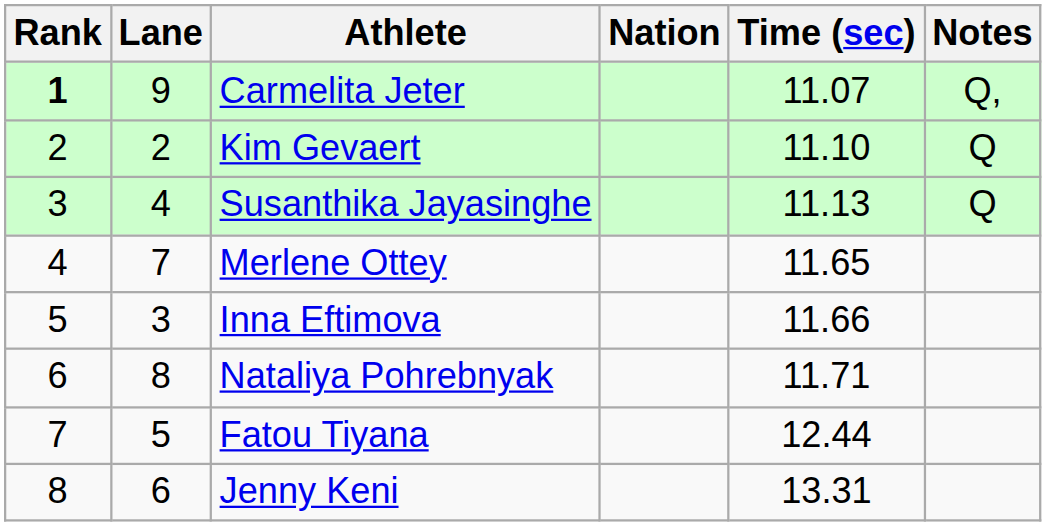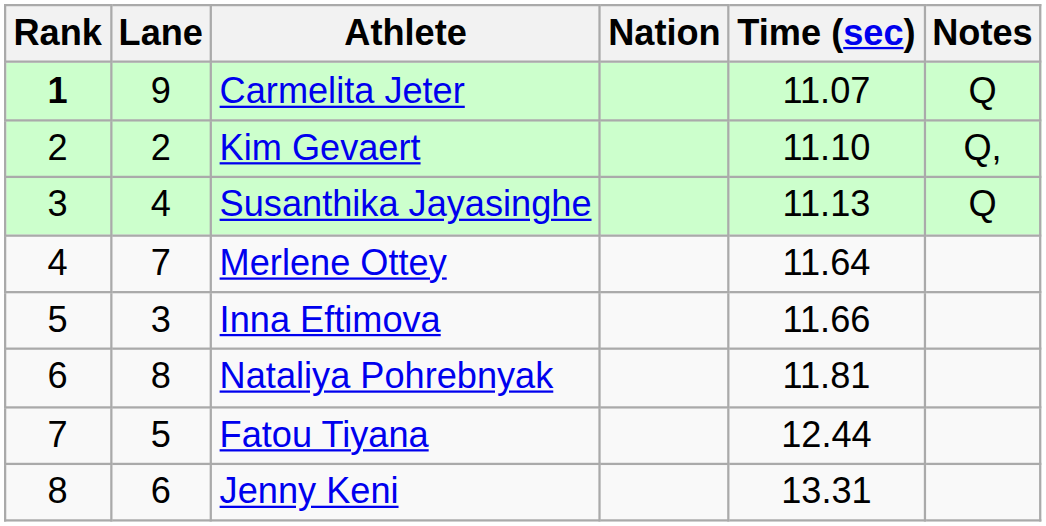(982, 90) Q, -> (982, 90) Q
(982, 147) Q -> (982, 147) Q,
(826, 262) 11.65 -> (826, 262) 11.64
(826, 377) 11.71 -> (826, 377) 11.81
